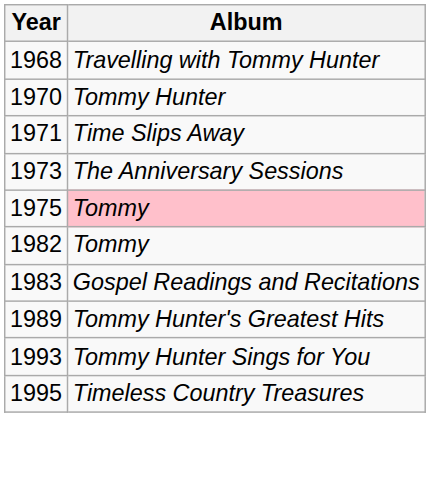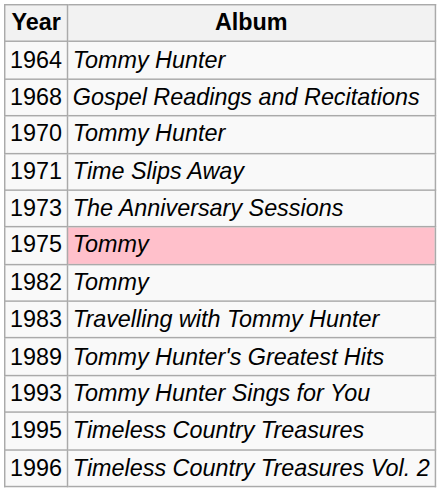+ row: (36, 60)
(226, 60) Travelling with Tommy Hunter -> (246, 97) Gospel Readings and Recitations
(246, 282) Gospel Readings and Recitations -> (226, 319) Travelling with Tommy Hunter
+ row: (36, 467)
